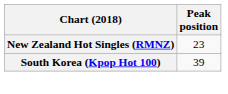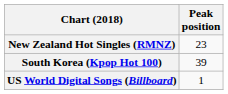+ row: (92, 80)
